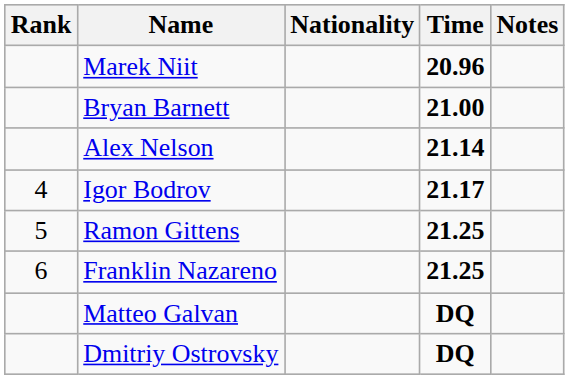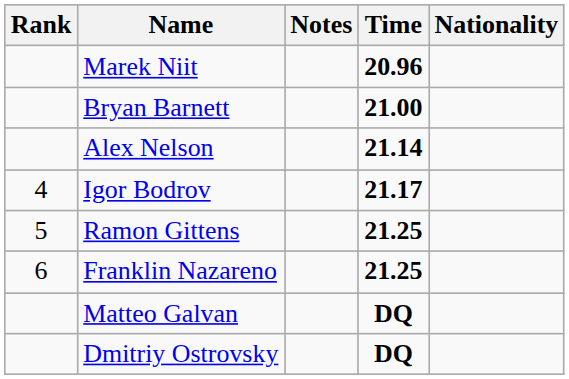columns swapped: (352, 25) <-> (527, 25)
